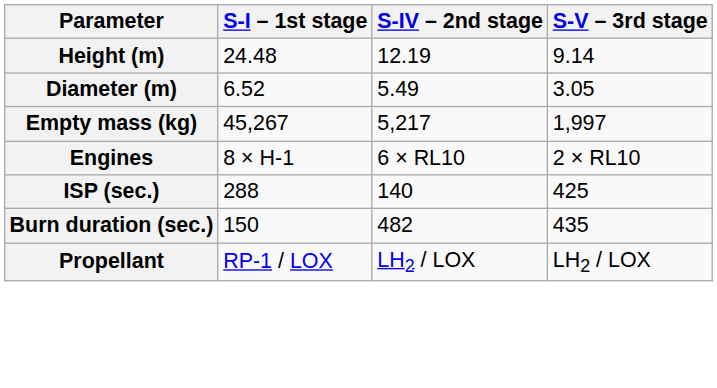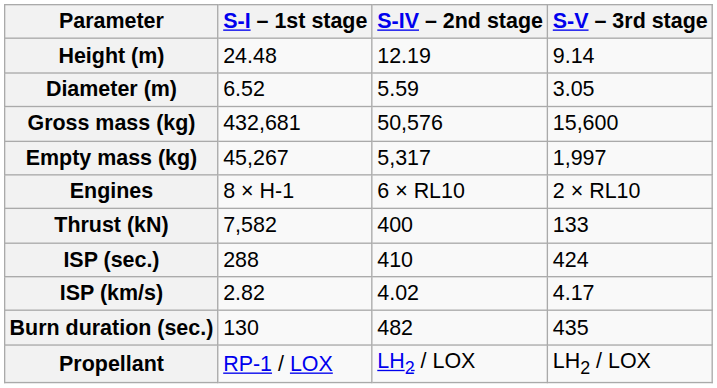(398, 89) 5.49 -> (398, 89) 5.59
+ row: (111, 123)
(404, 123) 5,217 -> (404, 157) 5,317
+ row: (111, 225)
(395, 191) 140 -> (395, 259) 410
(571, 191) 425 -> (571, 259) 424
+ row: (111, 293)
(241, 225) 150 -> (241, 327) 130
